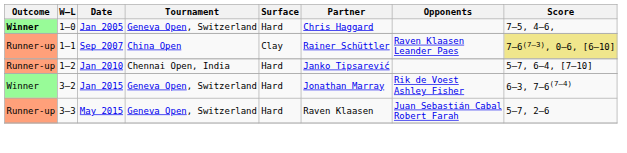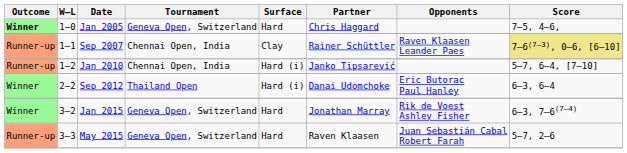(154, 46) China Open -> (179, 46) Chennai Open, India
(272, 66) Hard -> (283, 66) Hard (i)
+ row: (101, 86)
